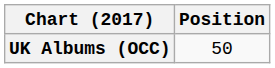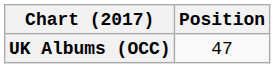(222, 49) 50 -> (222, 49) 47
